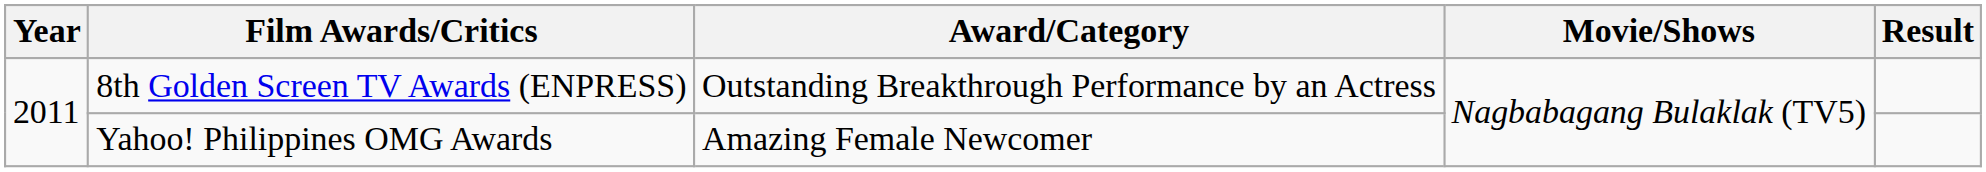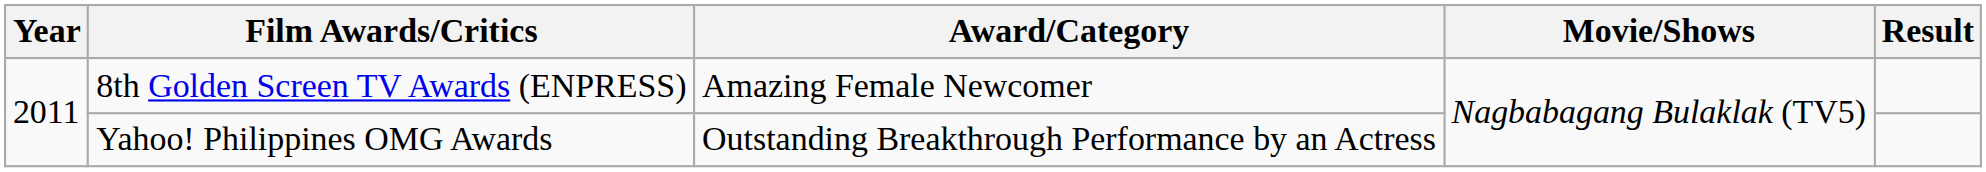(1069, 85) Outstanding Breakthrough Performance by an Actress -> (897, 85) Amazing Female Newcomer
(897, 138) Amazing Female Newcomer -> (1069, 138) Outstanding Breakthrough Performance by an Actress
